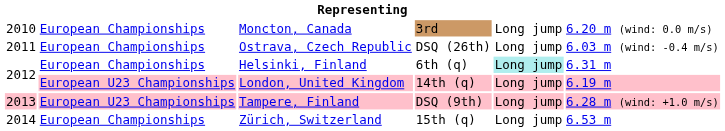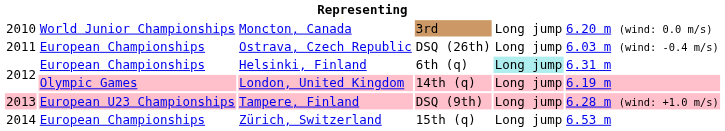(122, 28) European Championships -> (137, 28) World Junior Championships
(137, 83) European U23 Championships -> (89, 83) Olympic Games
